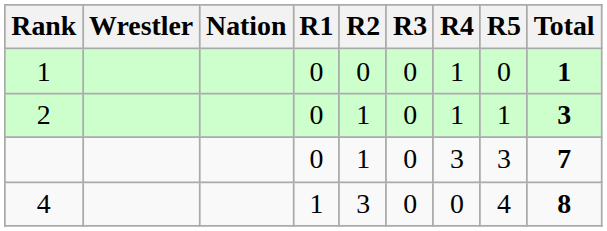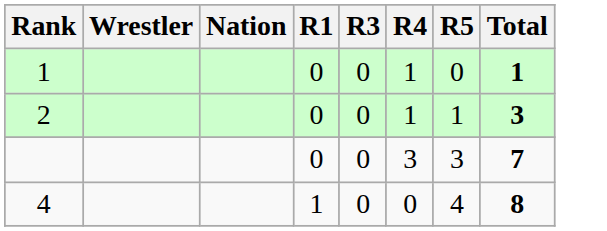- column: (363, 26)
